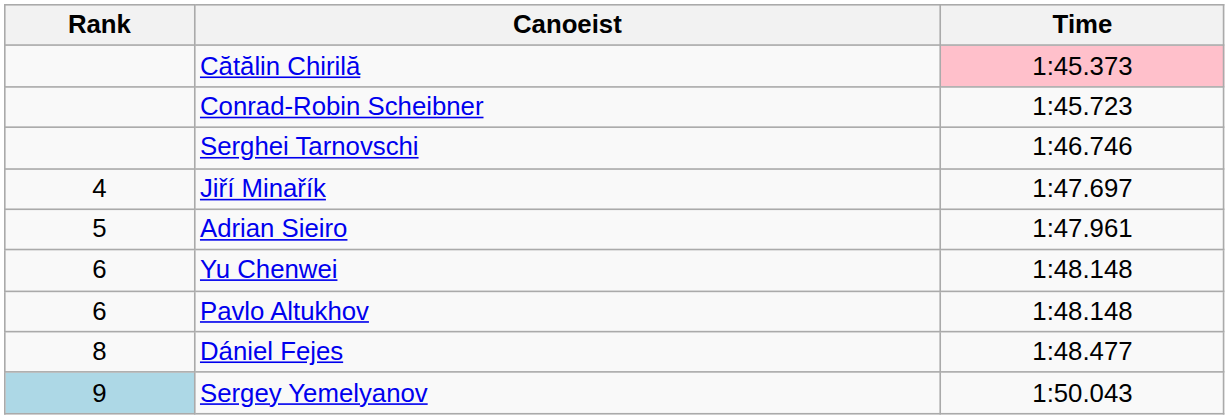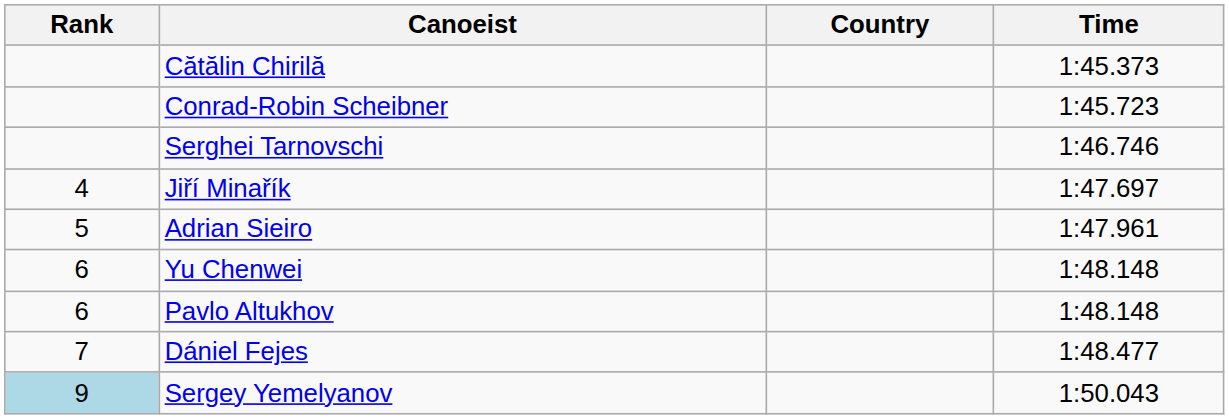+ column: (880, 24)
(1082, 65) pink background -> (1109, 65) no background
(99, 351) 8 -> (82, 351) 7
